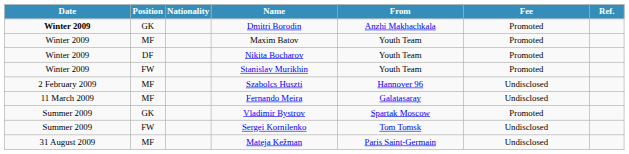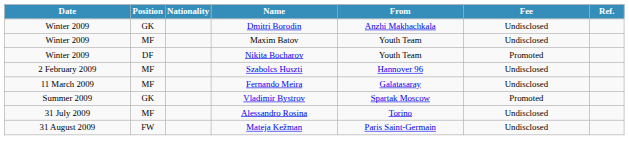(67, 26) bold -> (67, 26) normal
(526, 26) Promoted -> (526, 26) Undisclosed
(526, 41) Promoted -> (526, 41) Undisclosed
- row: (274, 70)
- row: (274, 128)
+ row: (274, 113)
(148, 142) MF -> (148, 128) FW
